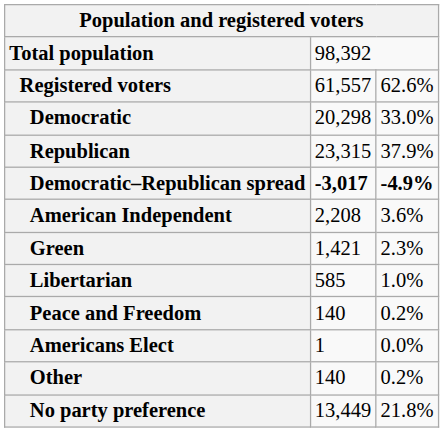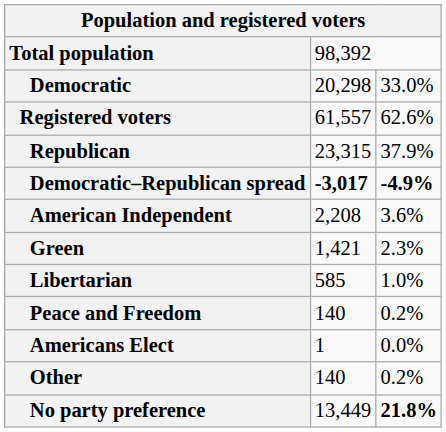rows swapped: (90, 85) <-> (70, 118)
(407, 410) normal -> (409, 410) bold
